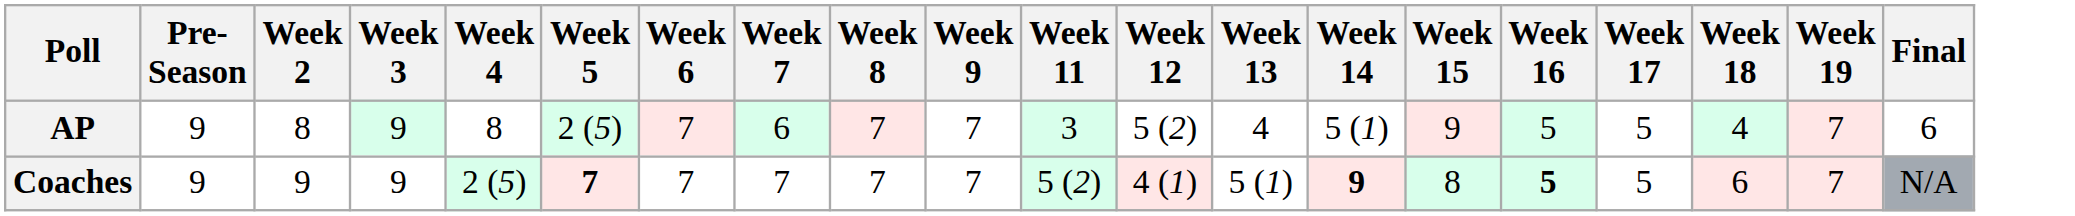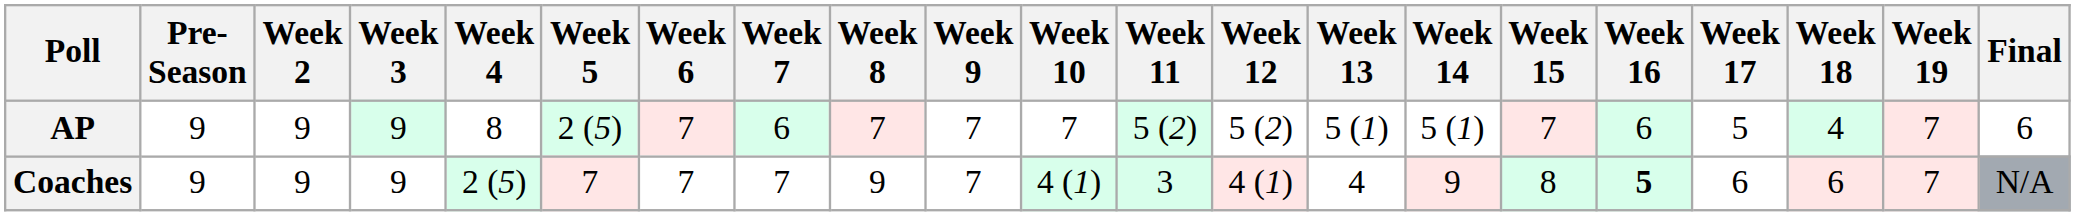+ column: (1069, 52)
(303, 127) 8 -> (303, 127) 9
(1069, 127) 3 -> (1165, 127) 5 (2)
(1261, 127) 4 -> (1357, 127) 5 (1)
(1452, 127) 9 -> (1548, 127) 7
(1548, 127) 5 -> (1644, 127) 6
(590, 182) bold -> (590, 182) normal
(877, 182) 7 -> (877, 182) 9
(1069, 182) 5 (2) -> (1165, 182) 3
(1261, 182) 5 (1) -> (1357, 182) 4
(1357, 182) bold -> (1452, 182) normal
(1644, 182) 5 -> (1740, 182) 6
